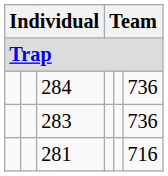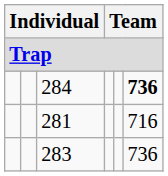(143, 88) normal -> (143, 88) bold
rows swapped: (56, 121) <-> (56, 154)
